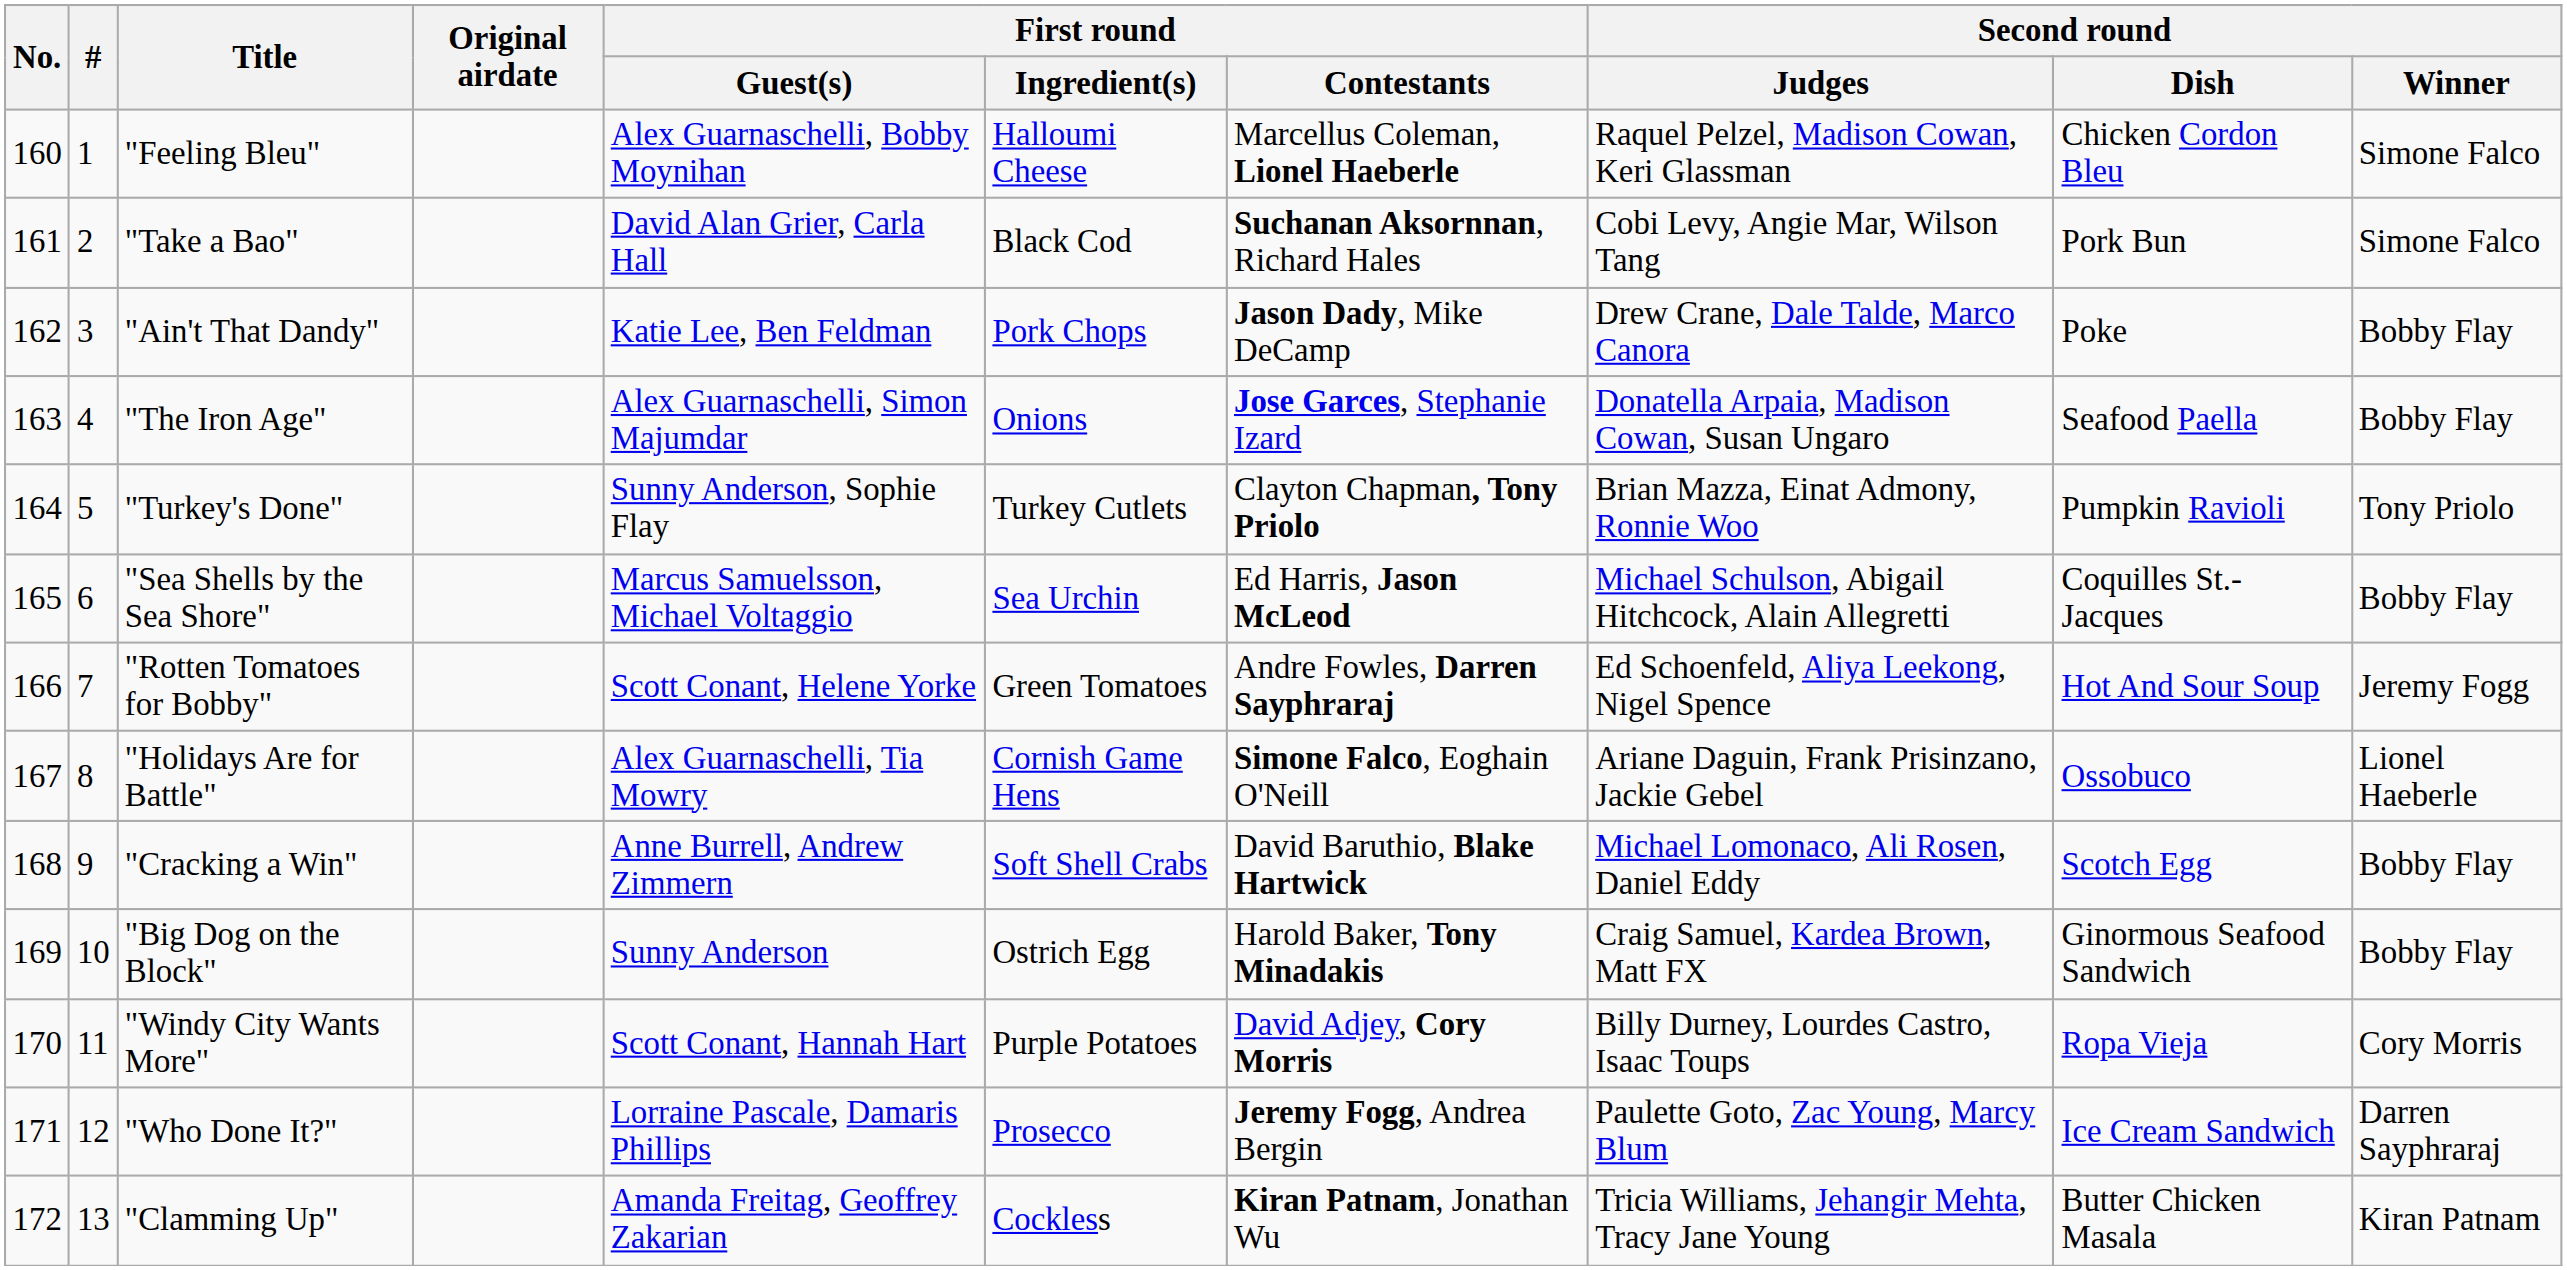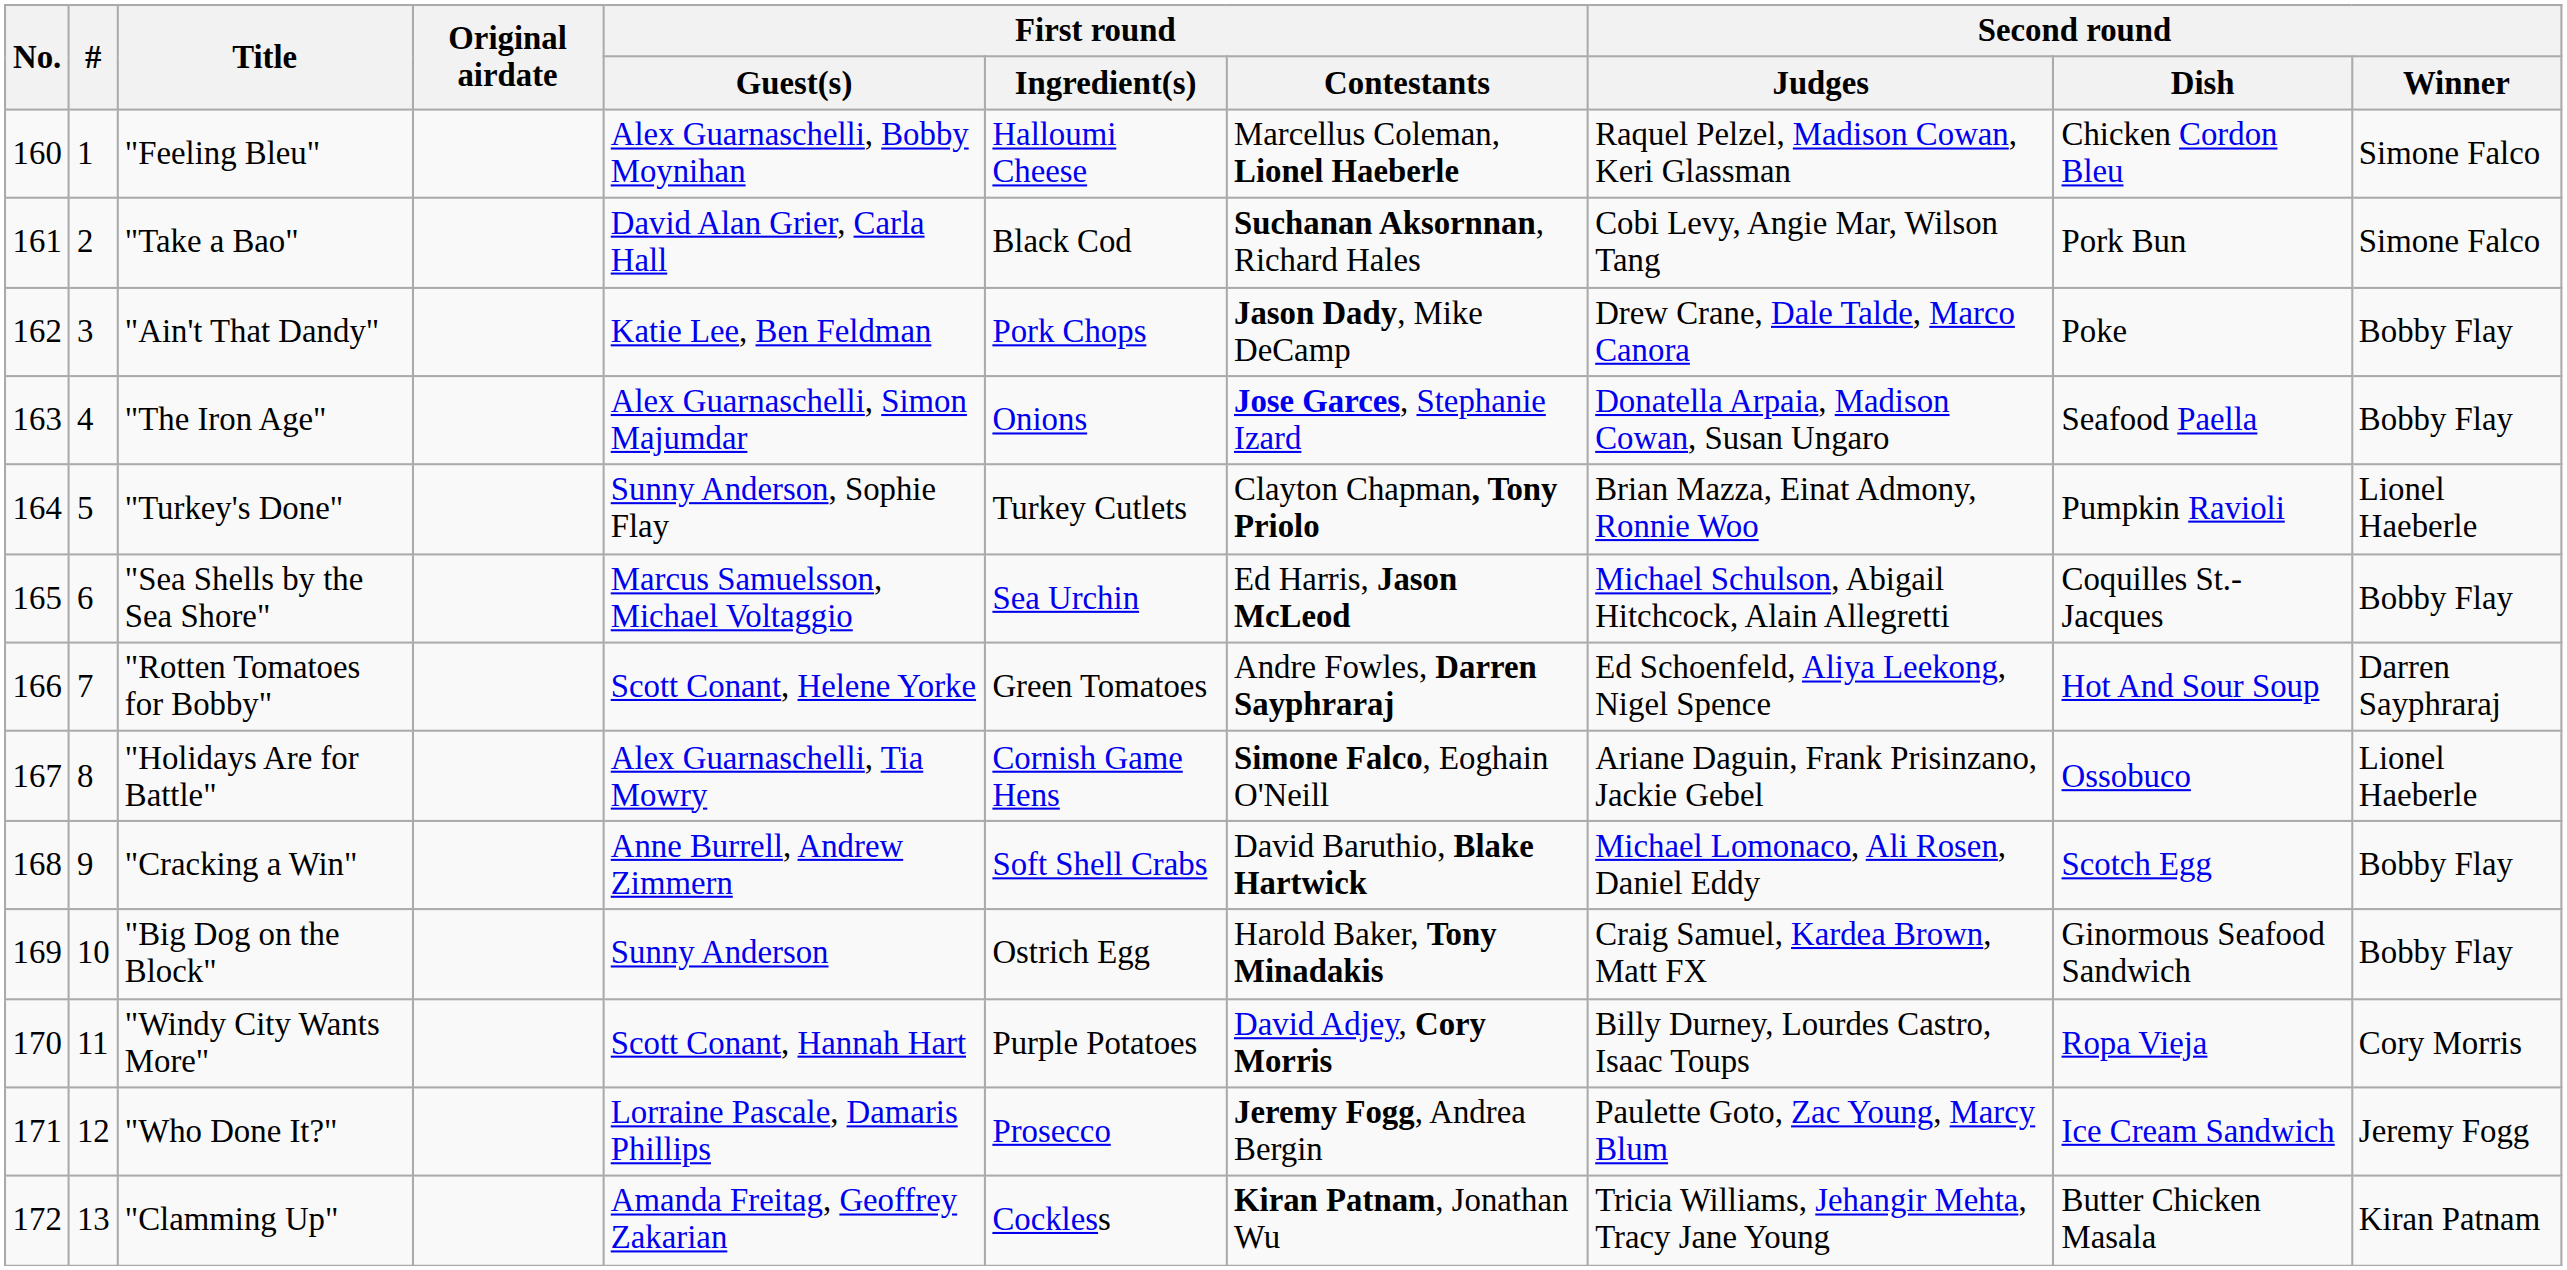(2437, 508) Tony Priolo -> (2418, 508) Lionel Haeberle
(2444, 686) Jeremy Fogg -> (2430, 686) Darren Sayphraraj
(2430, 1131) Darren Sayphraraj -> (2444, 1131) Jeremy Fogg
